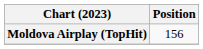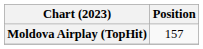(174, 34) 156 -> (174, 34) 157
